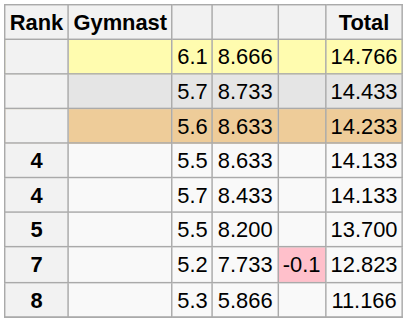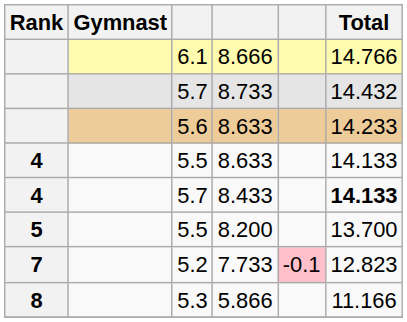(364, 92) 14.433 -> (364, 92) 14.432
(364, 195) normal -> (364, 195) bold
